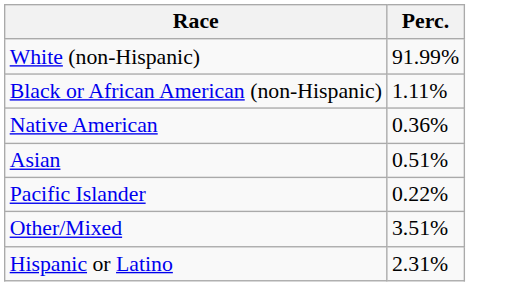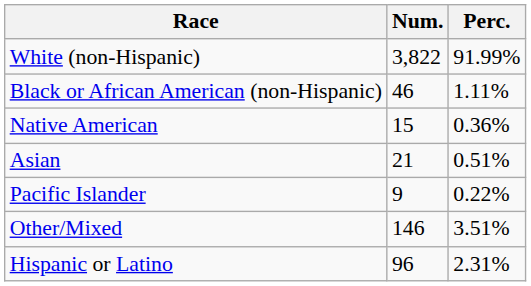+ column: (418, 21)
